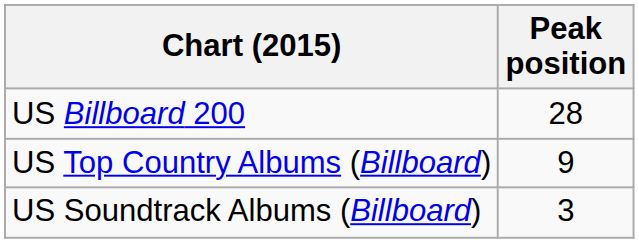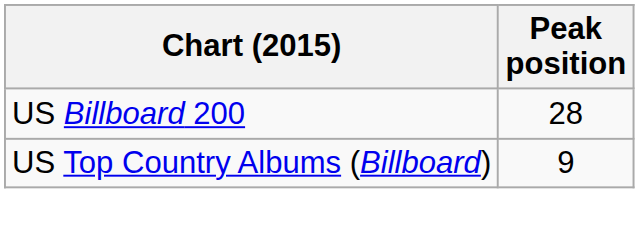- row: (247, 211)
